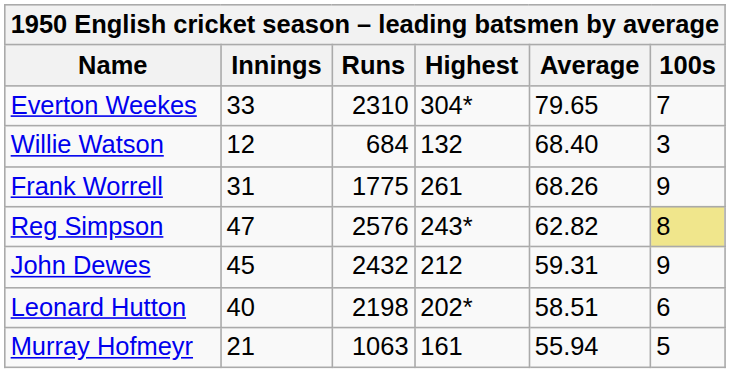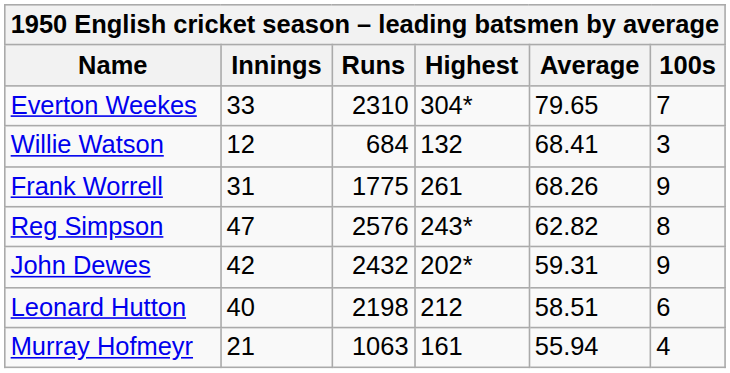(567, 145) 68.40 -> (567, 145) 68.41
(663, 226) khaki background -> (663, 226) no background
(241, 266) 45 -> (241, 266) 42
(442, 266) 212 -> (446, 266) 202*
(446, 307) 202* -> (442, 307) 212
(663, 347) 5 -> (663, 347) 4
